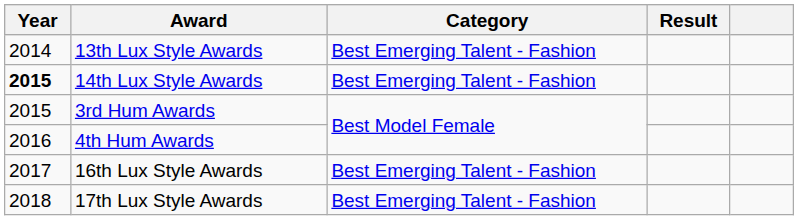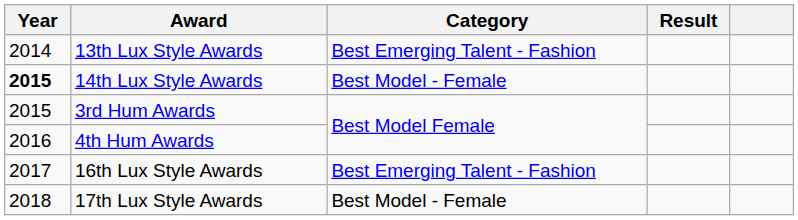(464, 80) Best Emerging Talent - Fashion -> (419, 80) Best Model - Female
(464, 200) Best Emerging Talent - Fashion -> (419, 200) Best Model - Female
